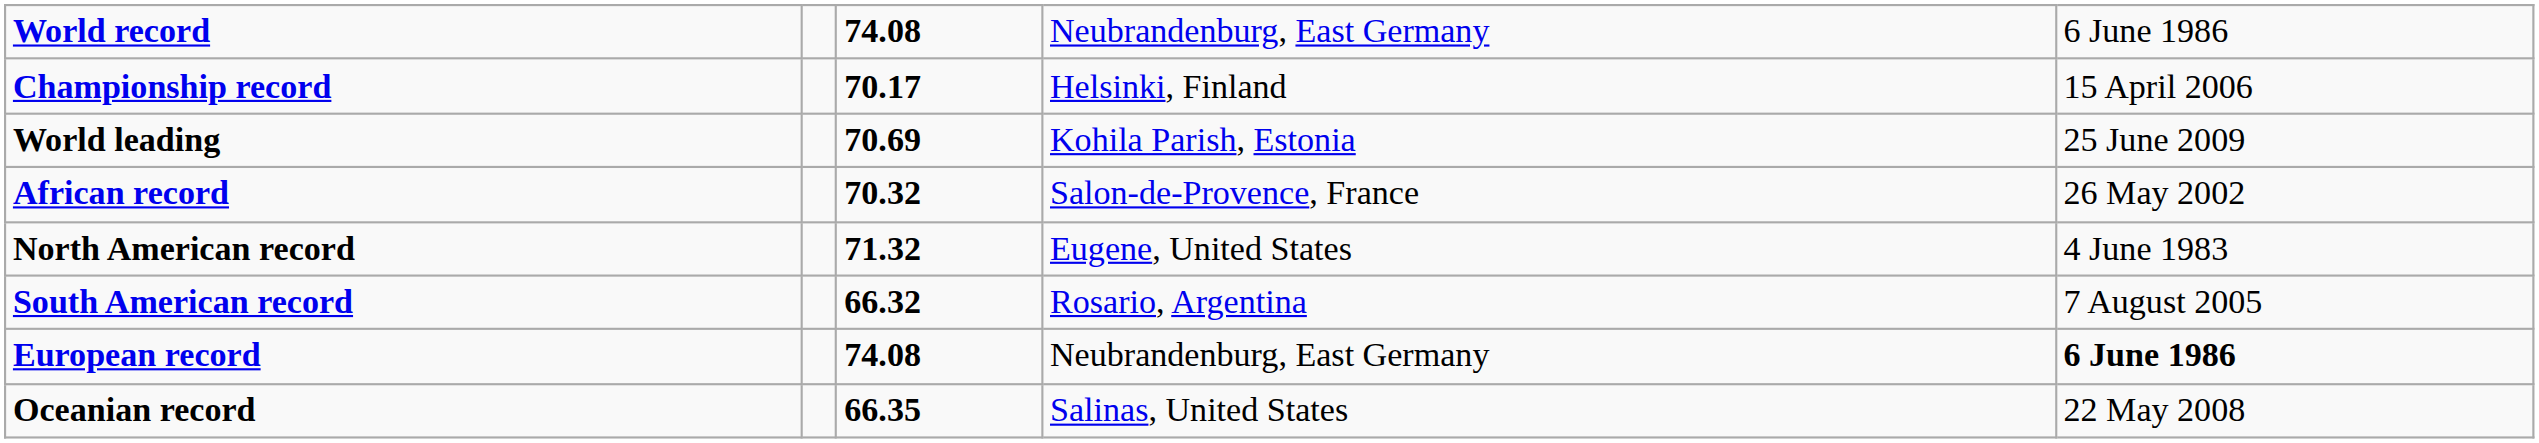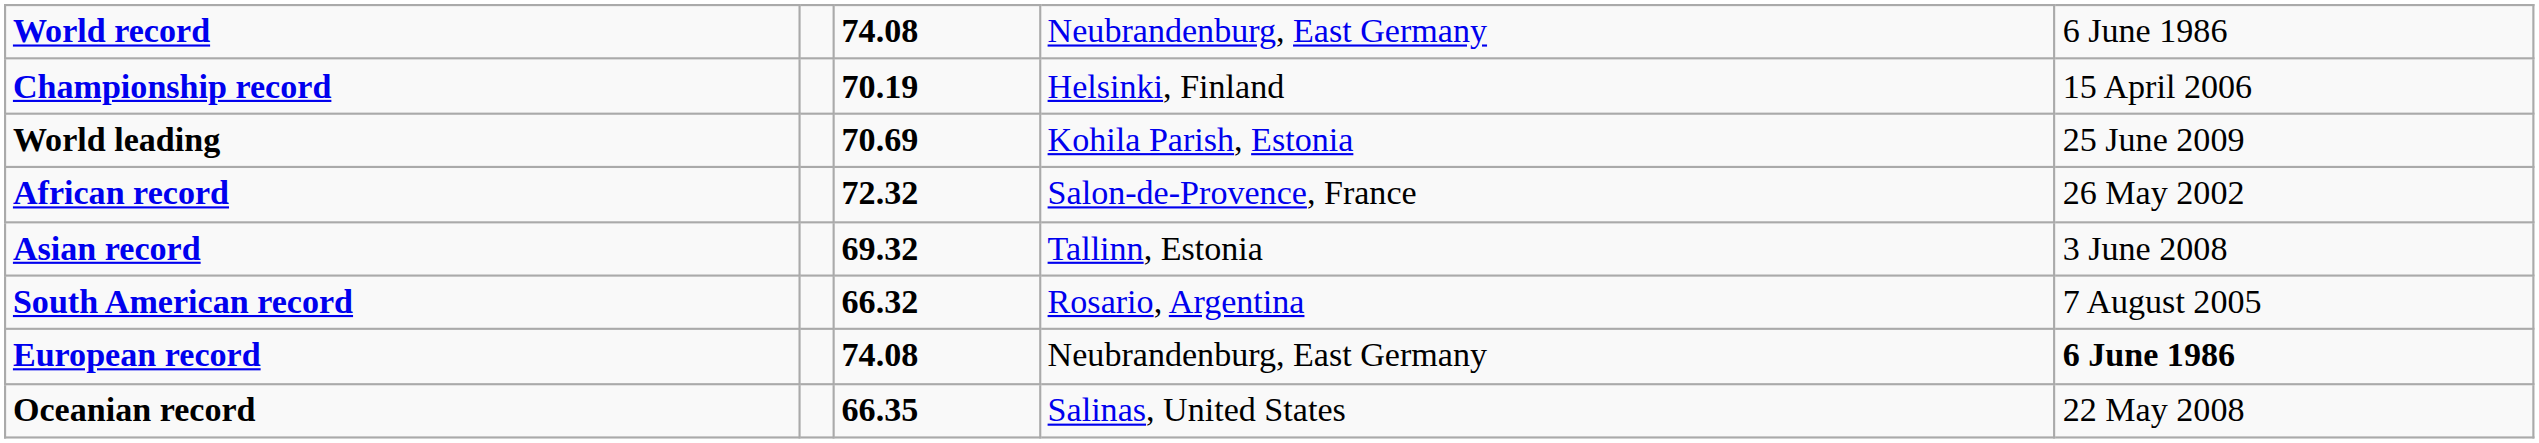(883, 85) 70.17 -> (880, 85) 70.19
(883, 193) 70.32 -> (880, 193) 72.32
+ row: (107, 247)
- row: (184, 247)
